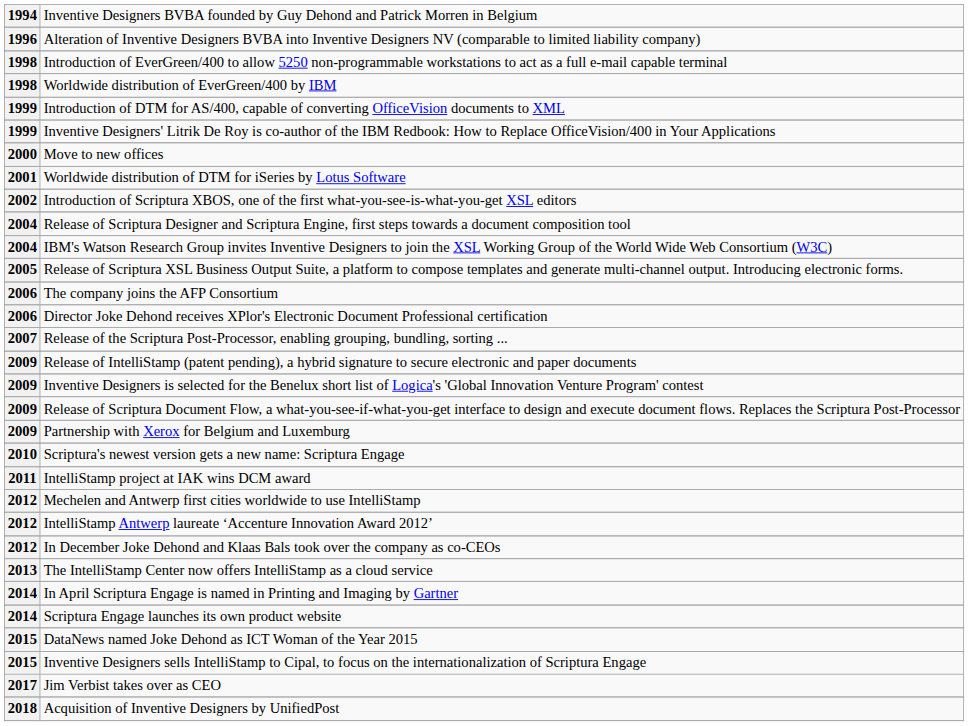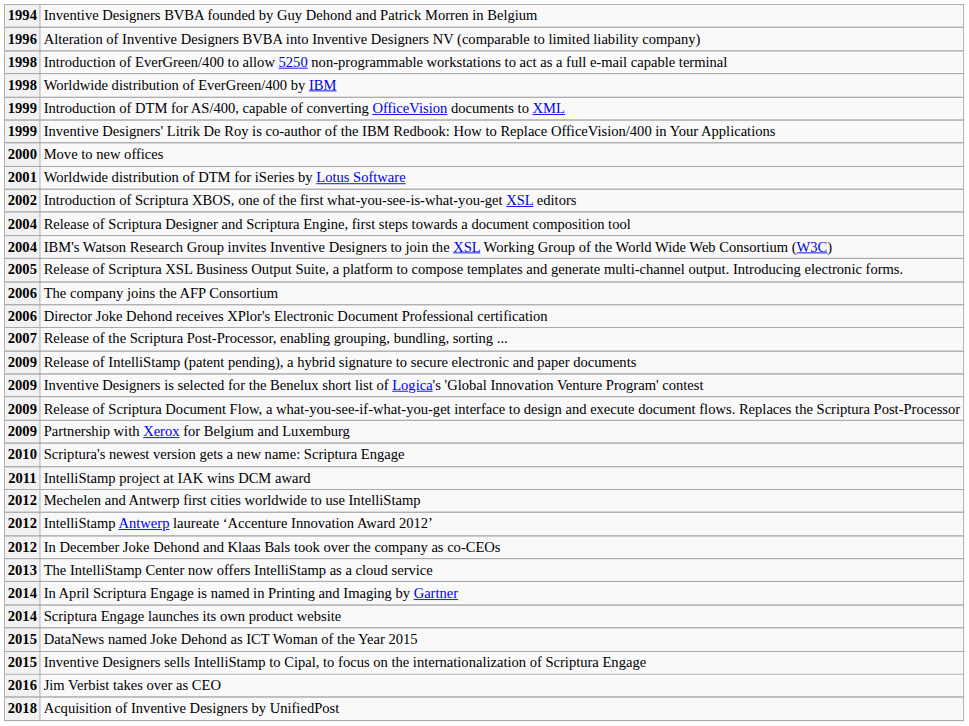(22, 685) 2017 -> (22, 685) 2016
